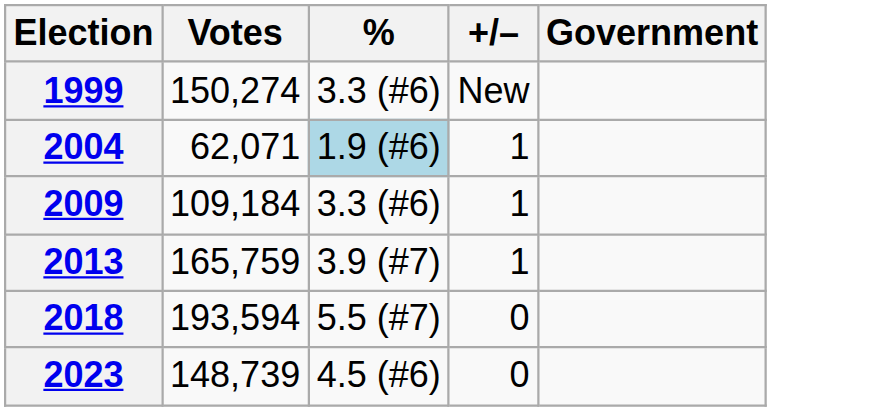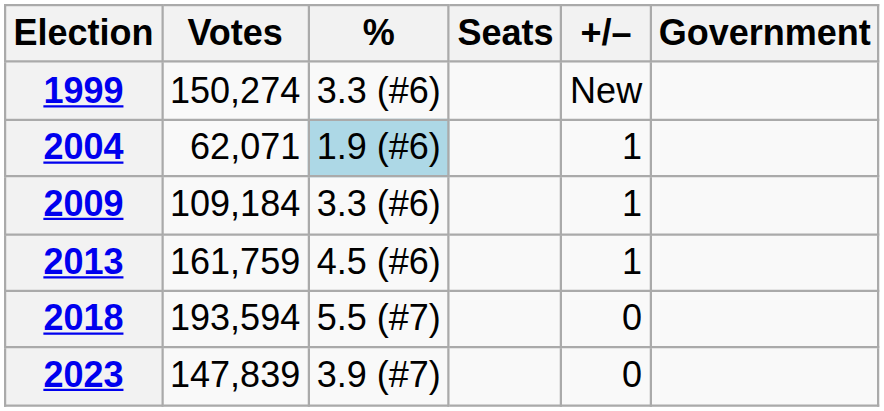+ column: (505, 33)
(235, 261) 165,759 -> (235, 261) 161,759
(379, 261) 3.9 (#7) -> (379, 261) 4.5 (#6)
(235, 375) 148,739 -> (235, 375) 147,839
(379, 375) 4.5 (#6) -> (379, 375) 3.9 (#7)
